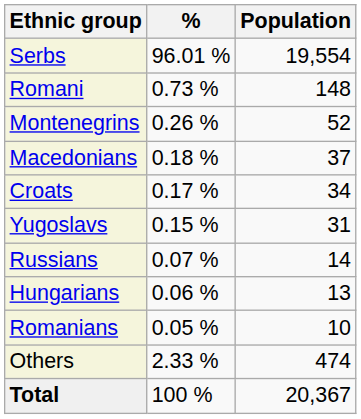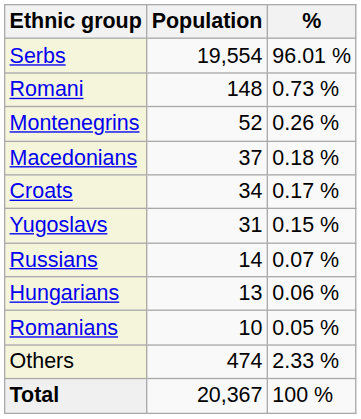columns swapped: (296, 21) <-> (191, 21)
